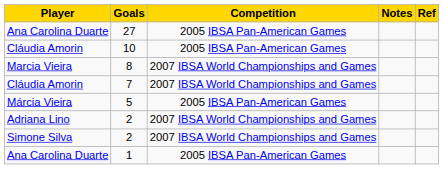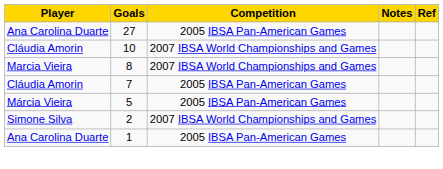(263, 48) 2005 IBSA Pan-American Games -> (263, 48) 2007 IBSA World Championships and Games
(263, 84) 2007 IBSA World Championships and Games -> (263, 84) 2005 IBSA Pan-American Games
- row: (38, 119)
